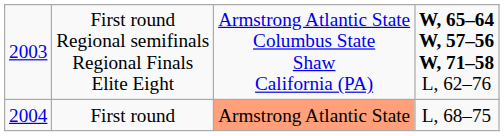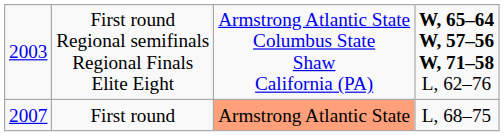(28, 114) 2004 -> (28, 114) 2007
